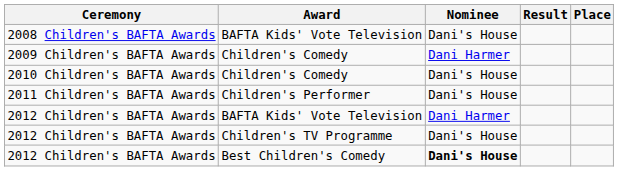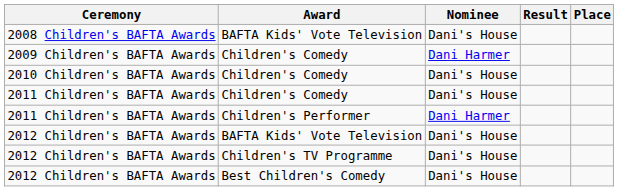+ row: (112, 95)
(473, 95) Dani's House -> (469, 115) Dani Harmer
(469, 115) Dani Harmer -> (473, 135) Dani's House
(473, 155) bold -> (473, 176) normal
